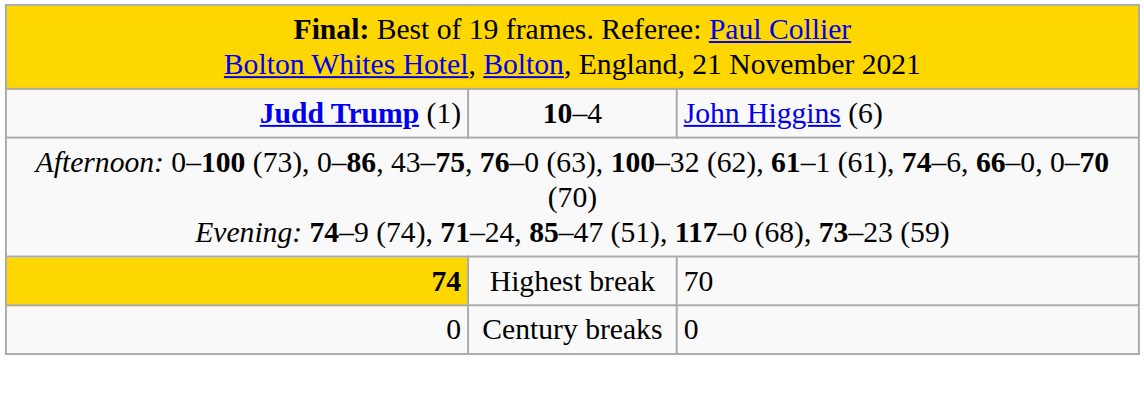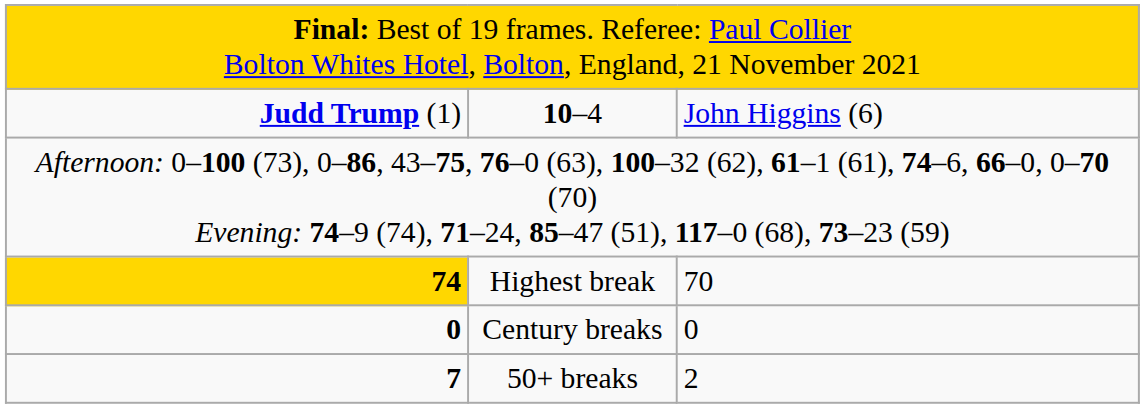(454, 329) normal -> (454, 329) bold
+ row: (572, 378)
